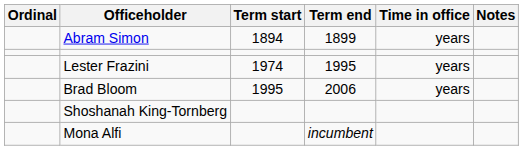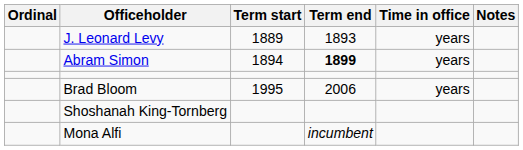+ row: (114, 37)
(340, 37) normal -> (340, 60) bold
- row: (106, 66)
